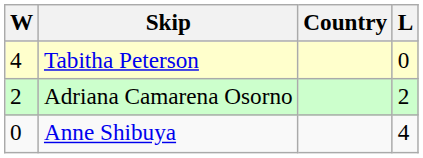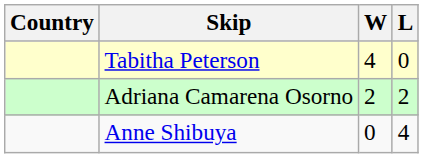columns swapped: (345, 22) <-> (22, 22)
